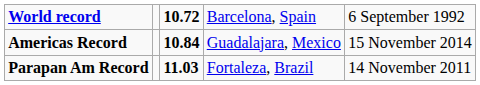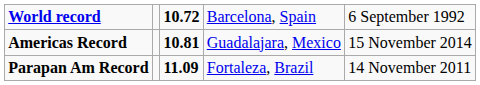(181, 42) 10.84 -> (181, 42) 10.81
(181, 67) 11.03 -> (181, 67) 11.09
